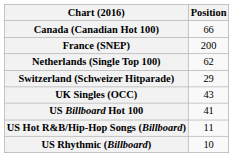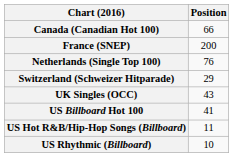(209, 62) 62 -> (209, 62) 76
